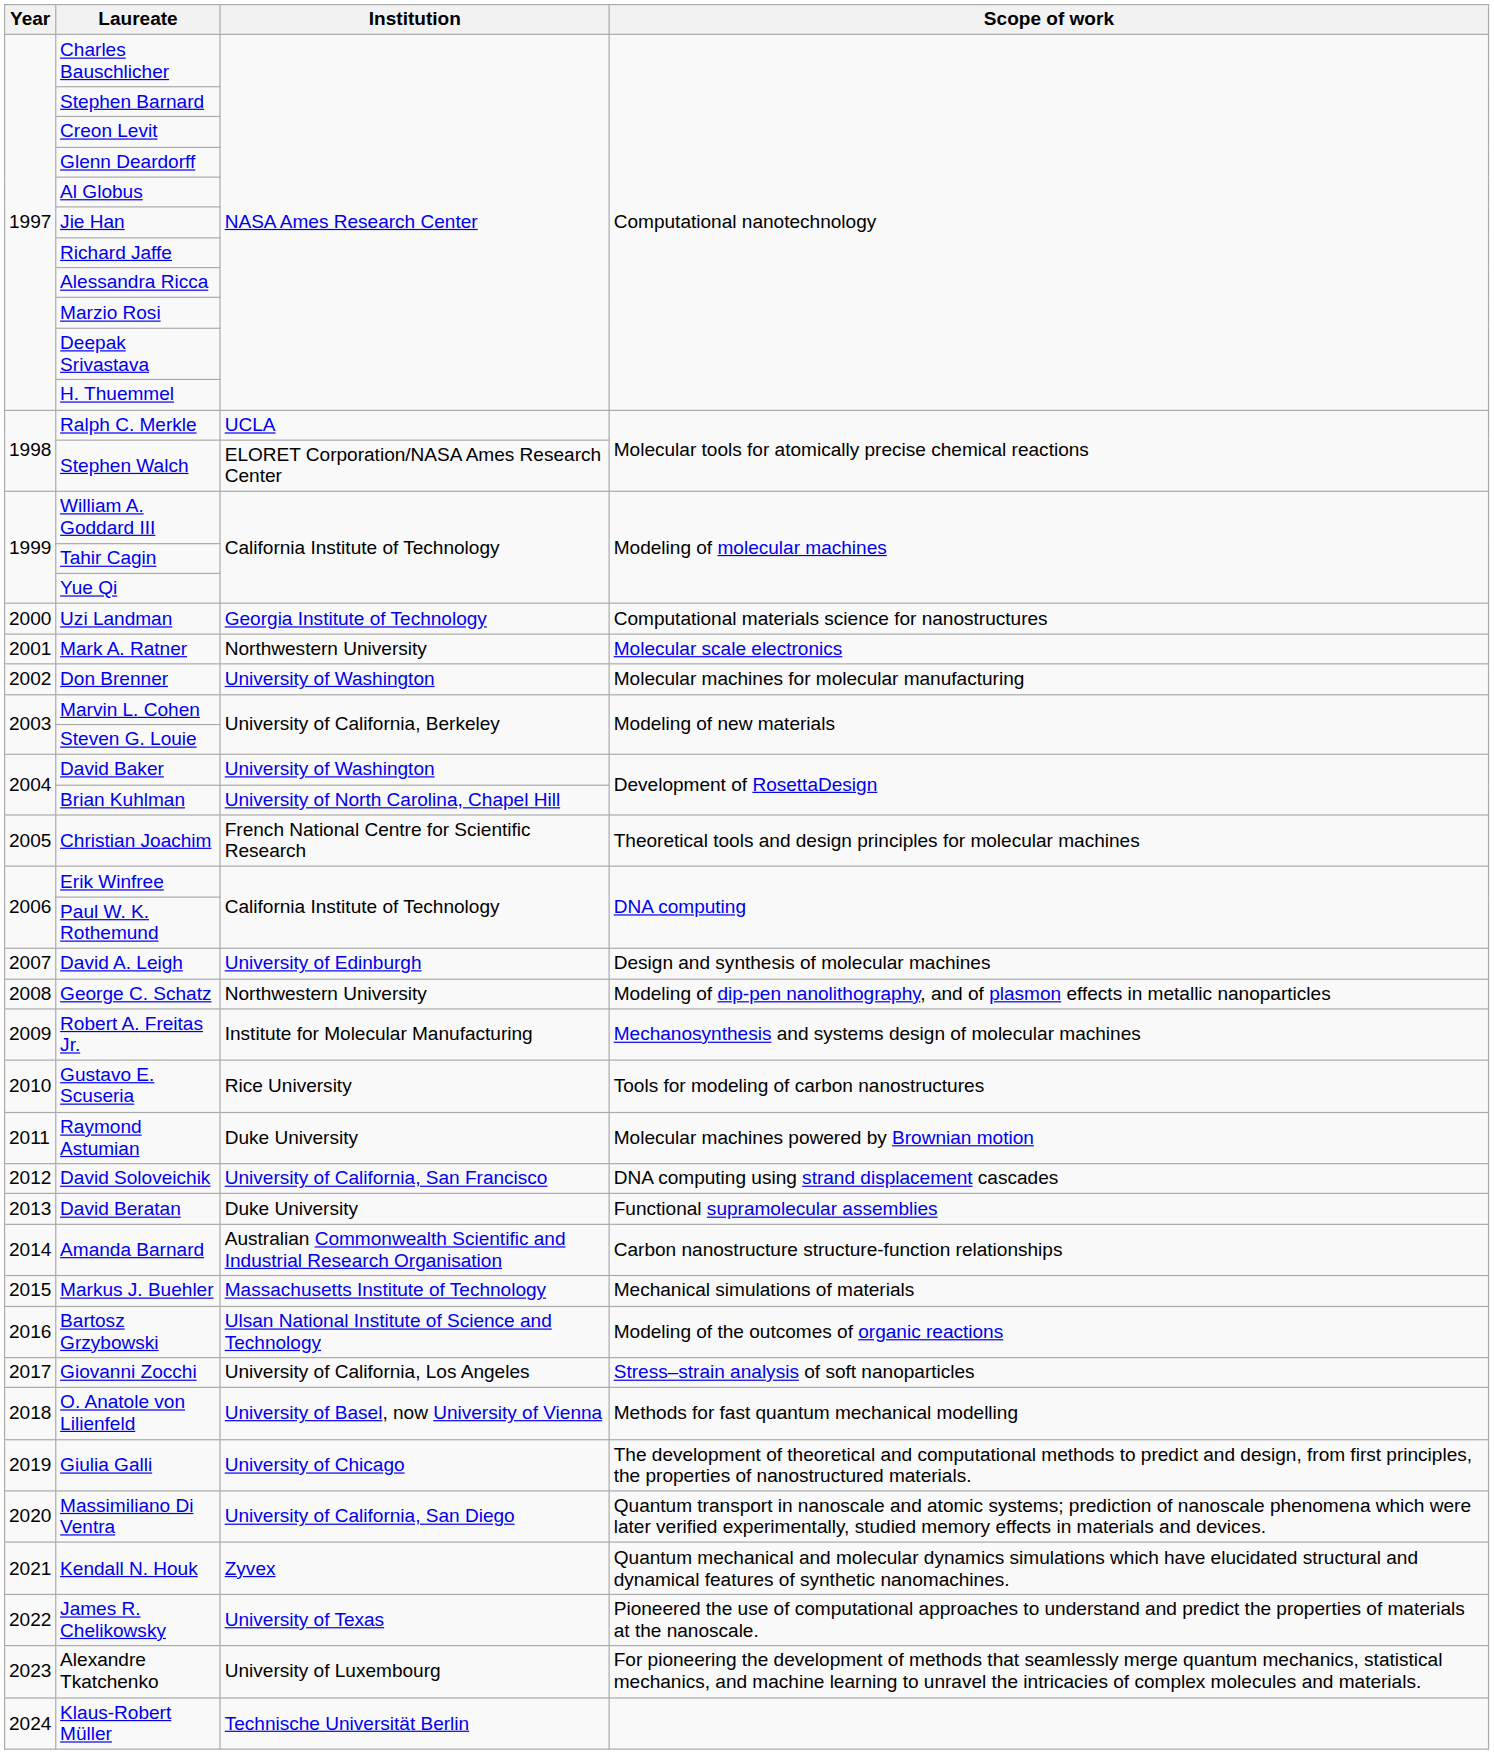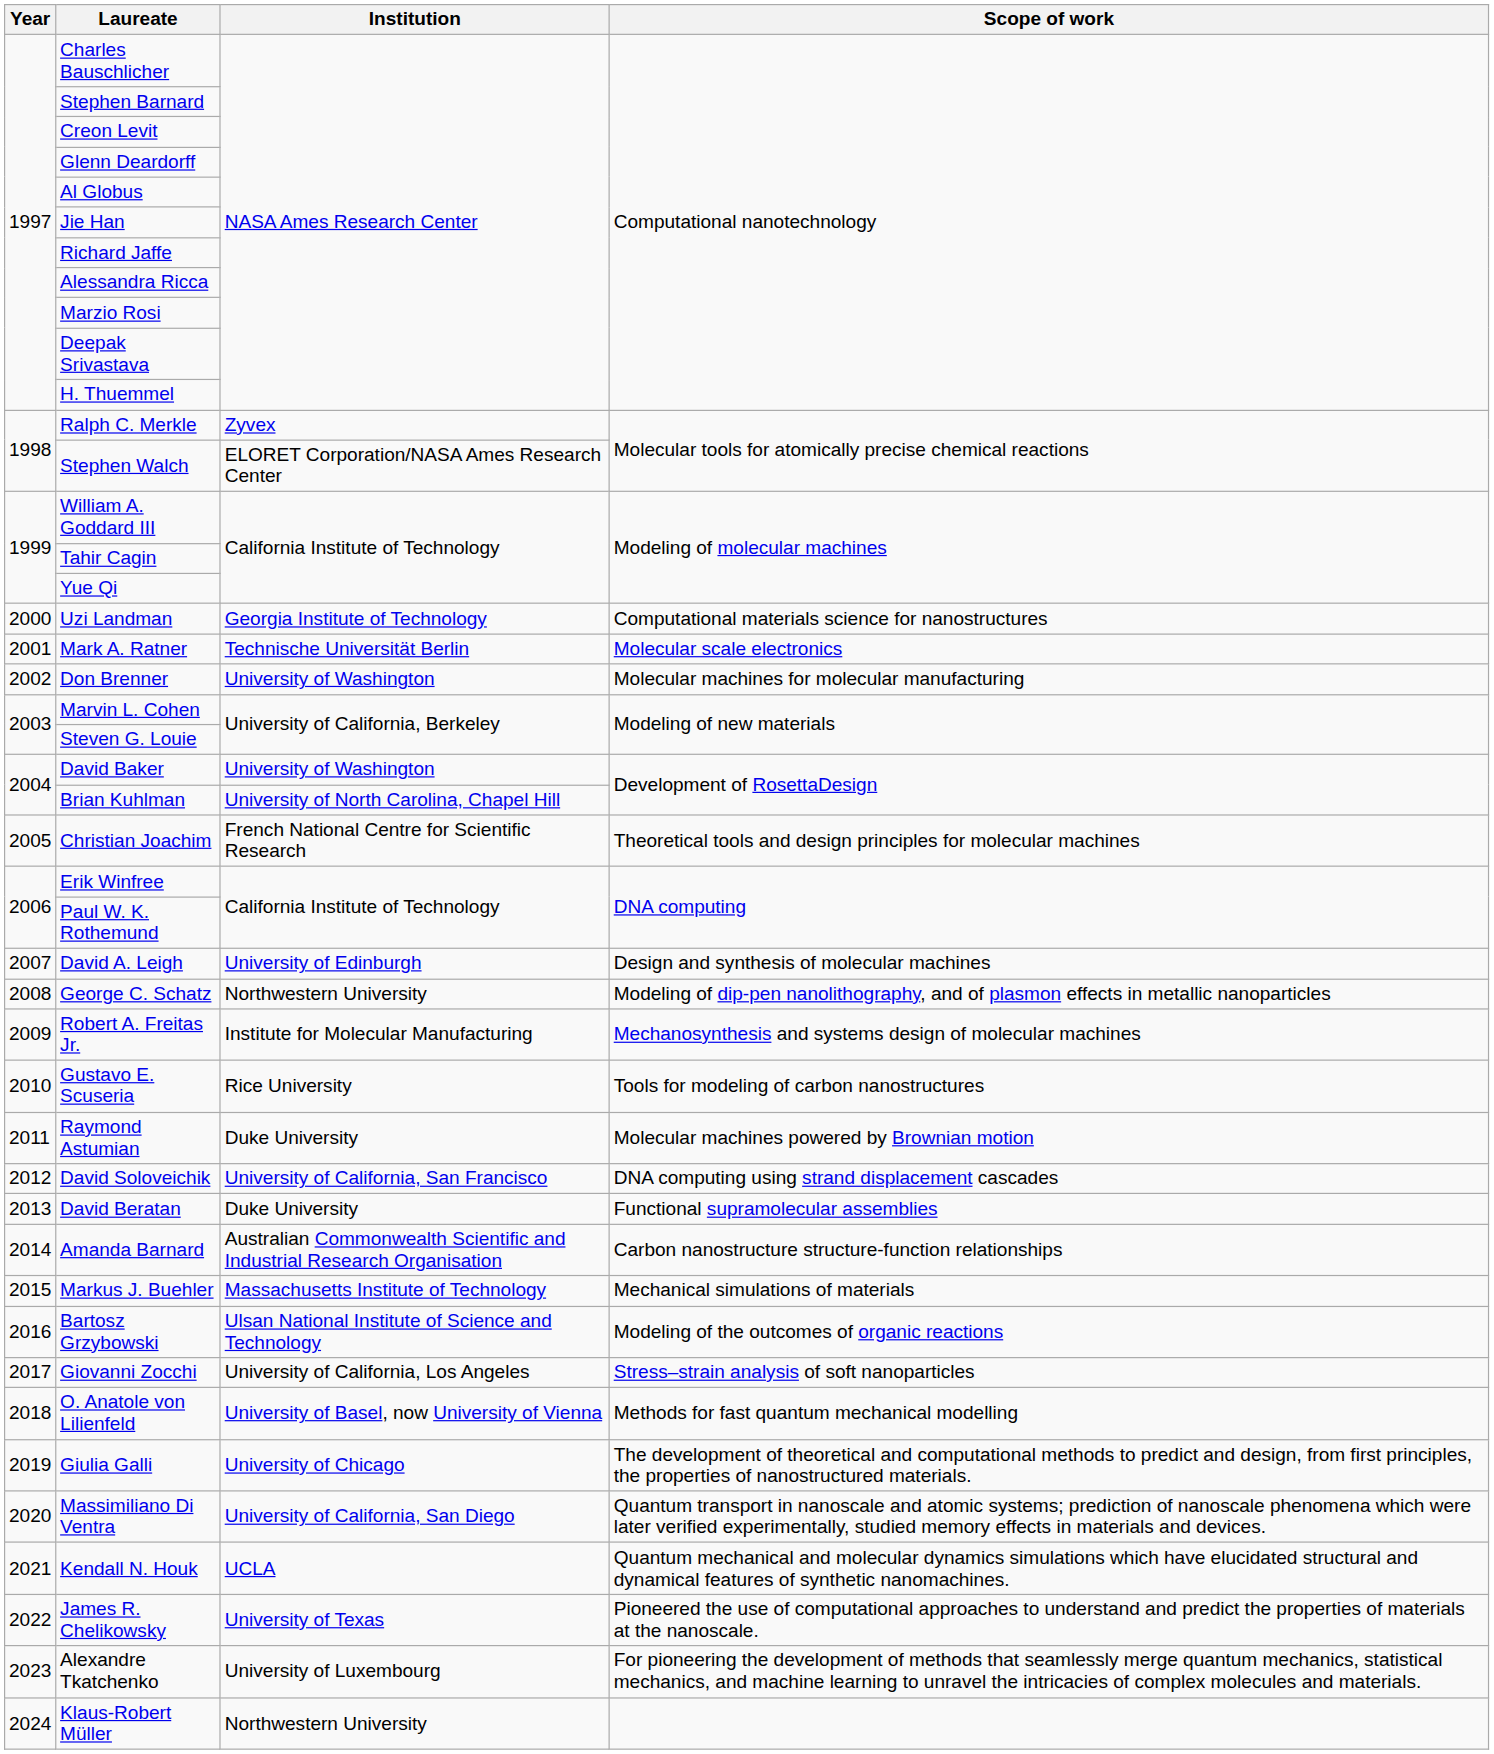(250, 424) UCLA -> (250, 424) Zyvex
(326, 648) Northwestern University -> (347, 648) Technische Universität Berlin
(250, 1568) Zyvex -> (250, 1568) UCLA
(347, 1723) Technische Universität Berlin -> (326, 1723) Northwestern University
